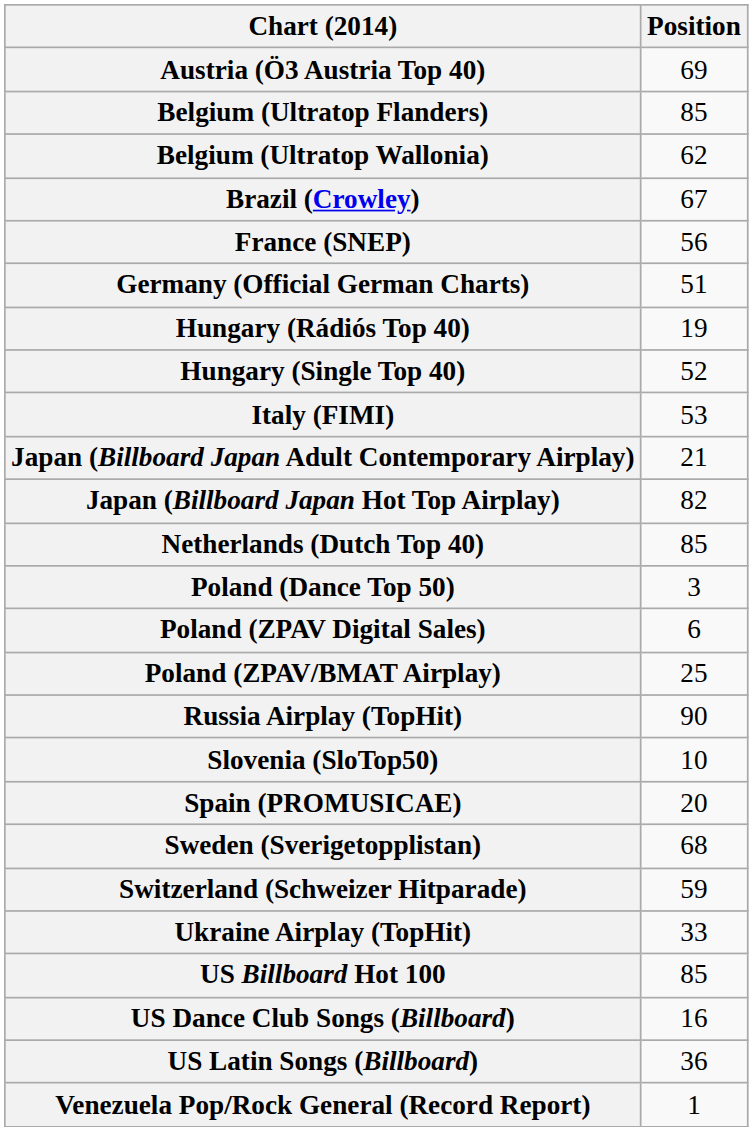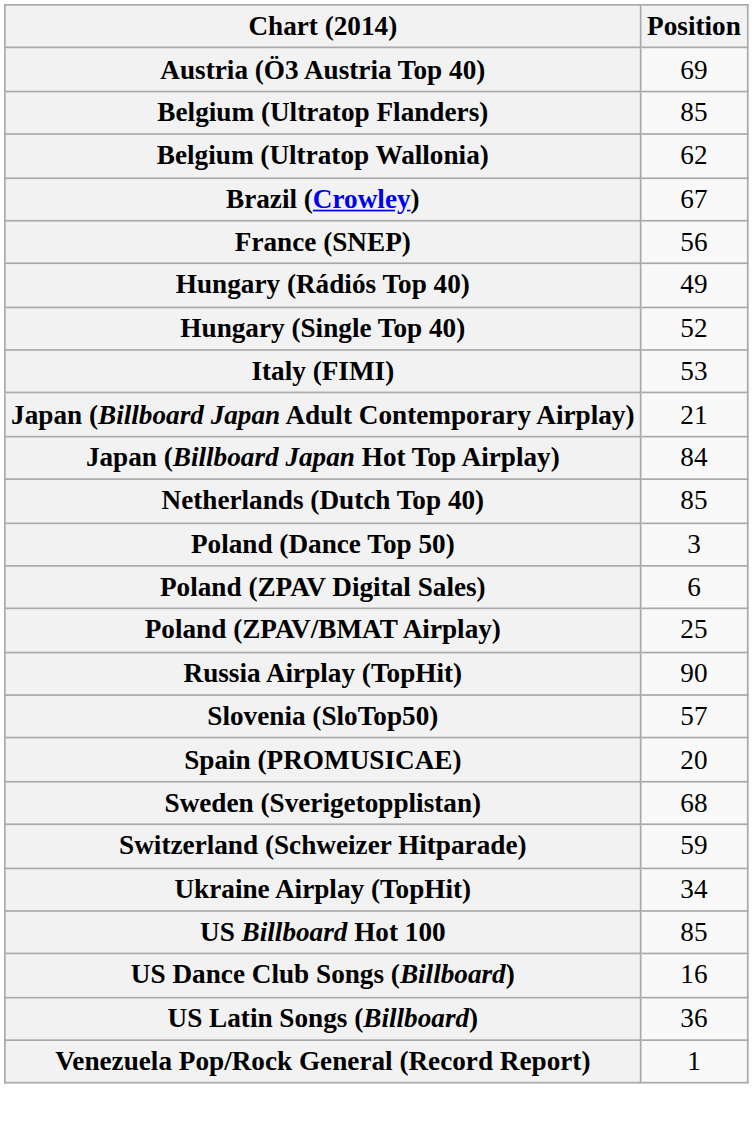- row: (323, 284)
(694, 328) 19 -> (694, 284) 49
(694, 500) 82 -> (694, 457) 84
(694, 759) 10 -> (694, 716) 57
(694, 931) 33 -> (694, 888) 34
